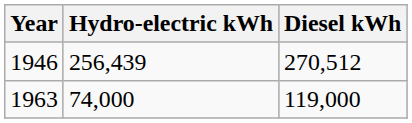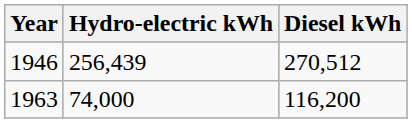(322, 99) 119,000 -> (322, 99) 116,200
